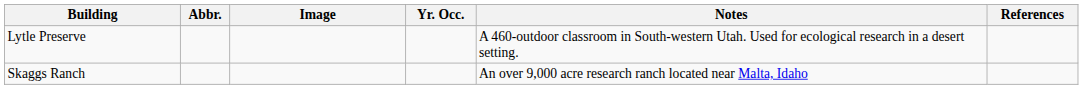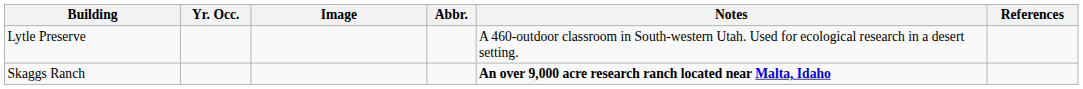columns swapped: (205, 15) <-> (441, 15)
(643, 73) normal -> (655, 73) bold
